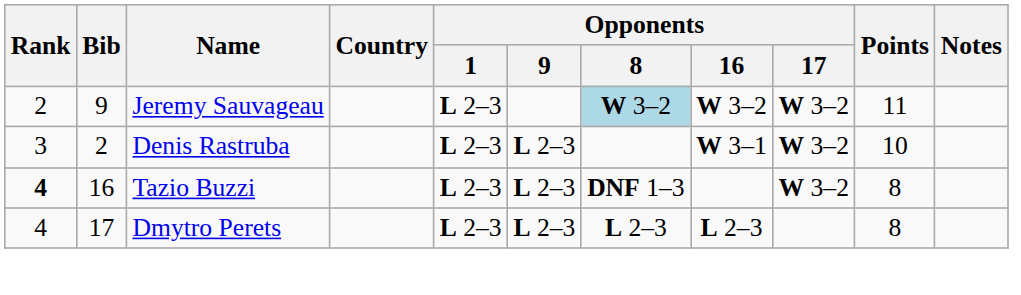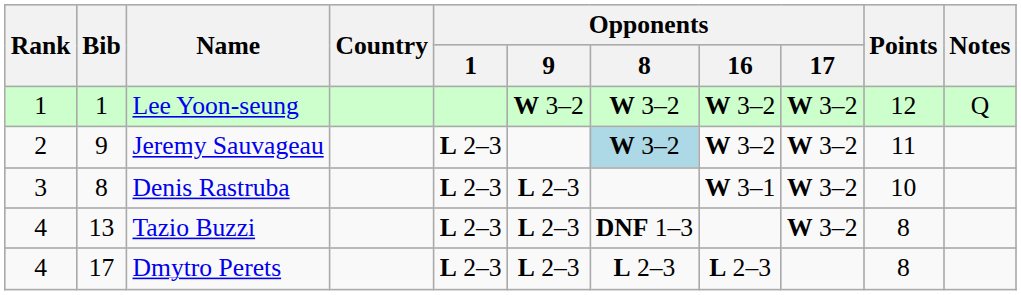+ row: (216, 106)
(101, 146) 2 -> (101, 187) 8
(41, 187) bold -> (41, 227) normal
(101, 187) 16 -> (101, 227) 13
